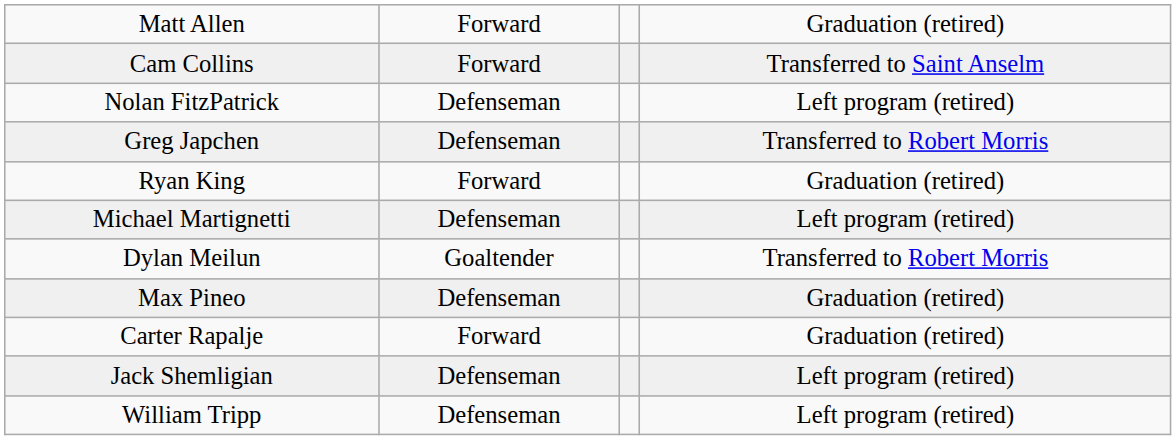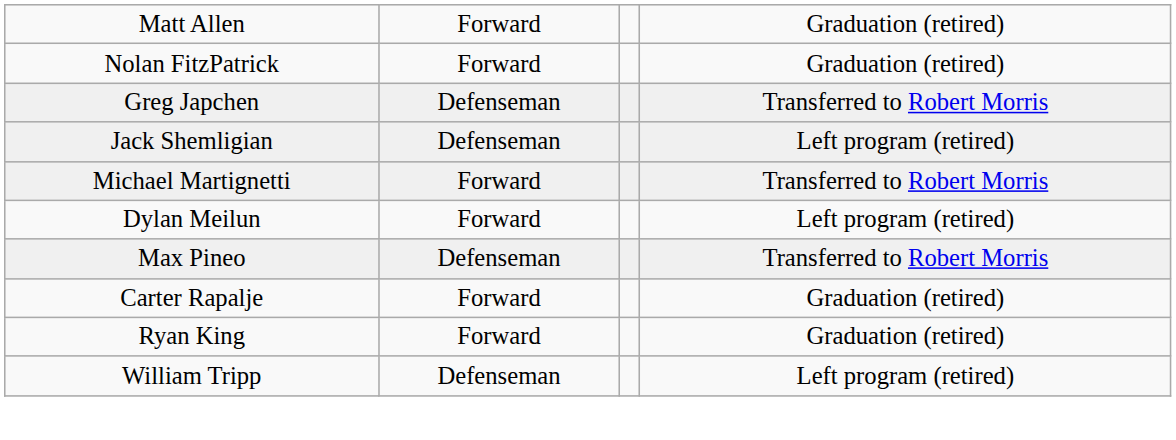- row: (192, 63)
(499, 102) Defenseman -> (499, 63) Forward
(905, 102) Left program (retired) -> (905, 63) Graduation (retired)
rows swapped: (192, 180) <-> (192, 375)
(499, 219) Defenseman -> (499, 180) Forward
(905, 219) Left program (retired) -> (905, 180) Transferred to Robert Morris
(499, 258) Goaltender -> (499, 219) Forward
(905, 258) Transferred to Robert Morris -> (905, 219) Left program (retired)
(905, 297) Graduation (retired) -> (905, 258) Transferred to Robert Morris
